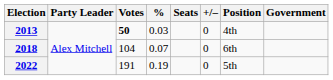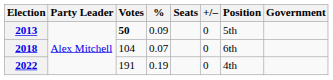(159, 30) 0.03 -> (159, 30) 0.09
(230, 30) 4th -> (230, 30) 5th
(230, 65) 5th -> (230, 65) 4th
